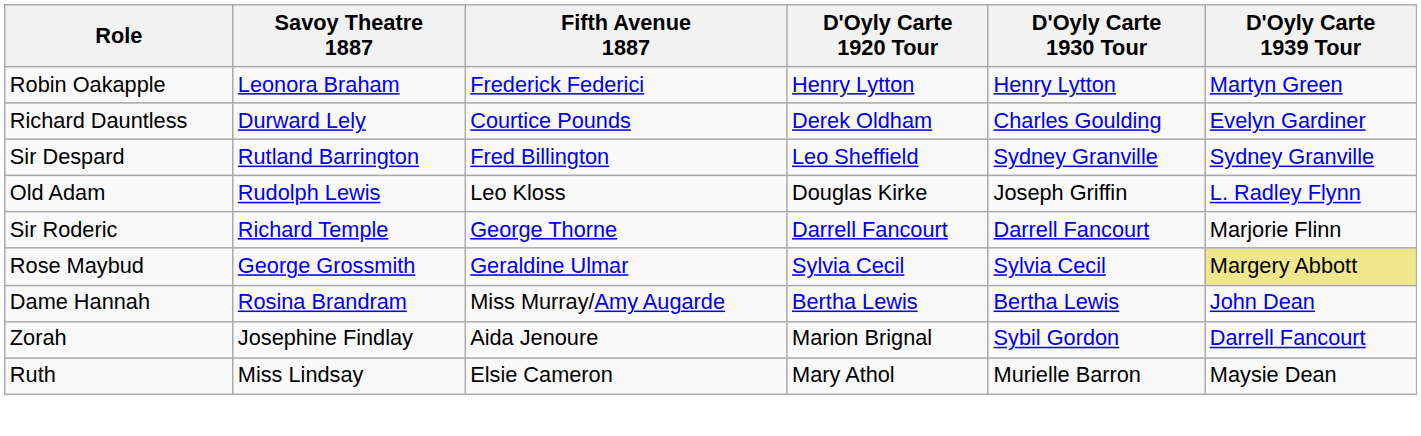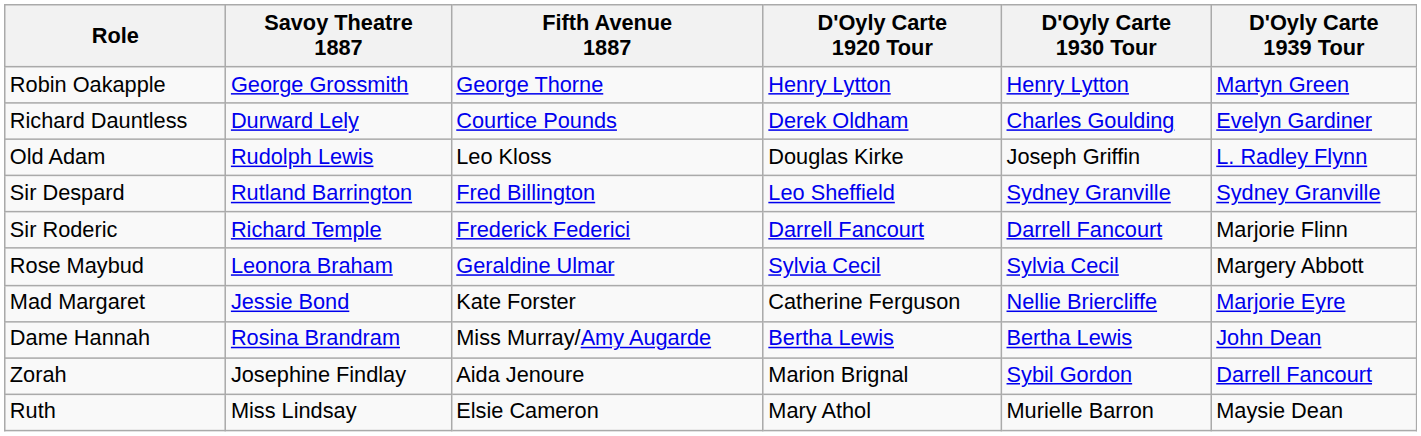(319, 85) Leonora Braham -> (320, 85) George Grossmith
(557, 85) Frederick Federici -> (530, 85) George Thorne
rows swapped: (67, 157) <-> (58, 194)
(544, 230) George Thorne -> (543, 230) Frederick Federici
(327, 266) George Grossmith -> (312, 266) Leonora Braham
(1284, 266) khaki background -> (1290, 266) no background
+ row: (77, 302)
